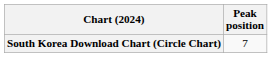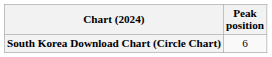(245, 43) 7 -> (245, 43) 6
